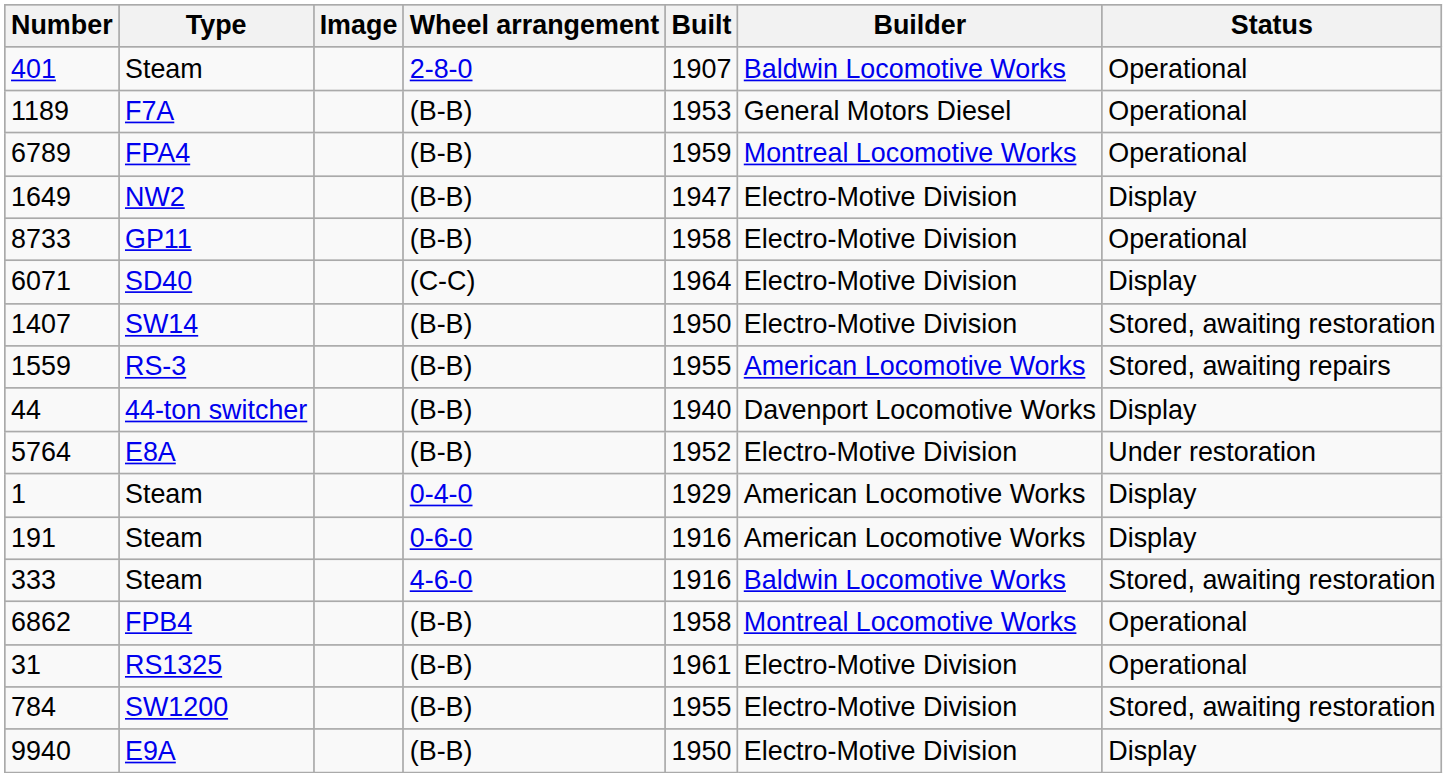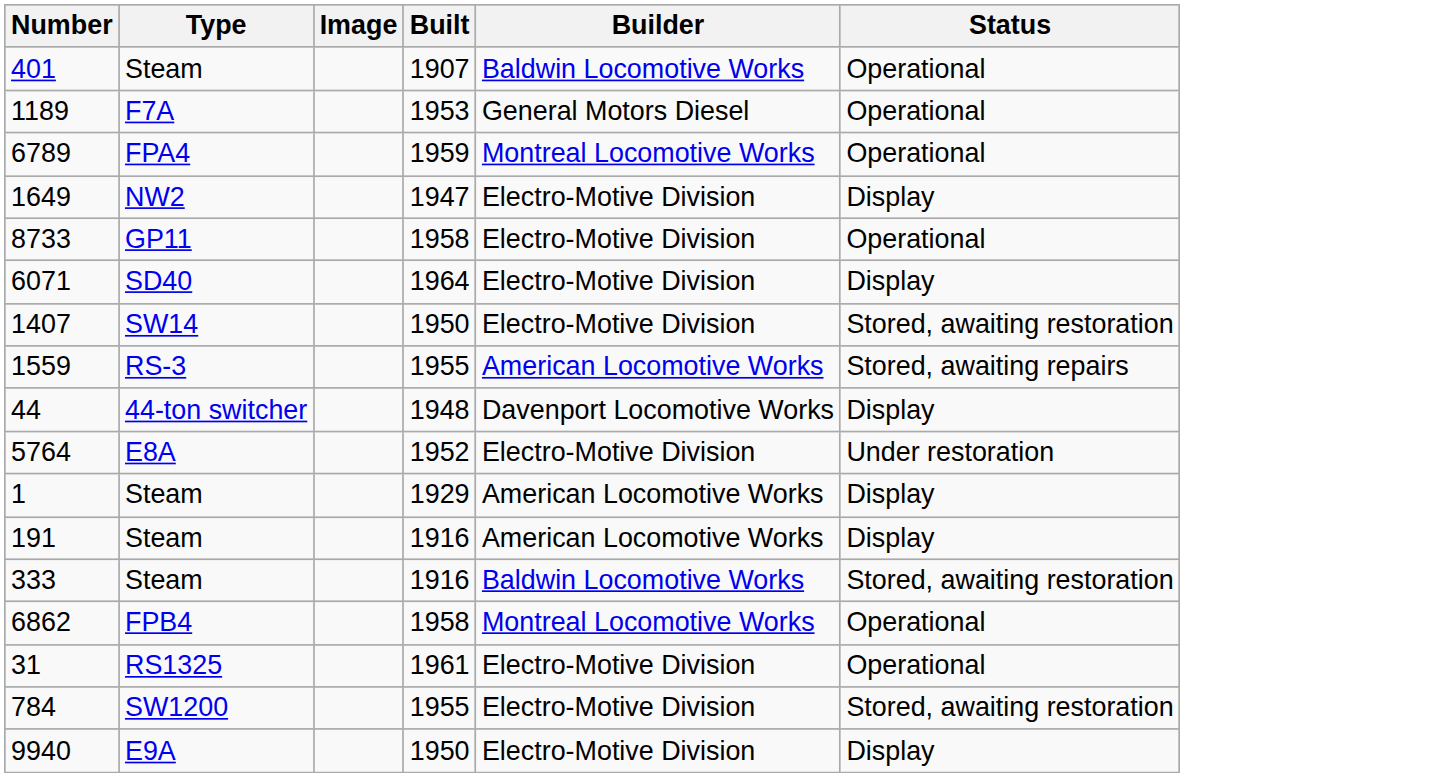- column: (534, 25)
(701, 409) 1940 -> (440, 409) 1948
